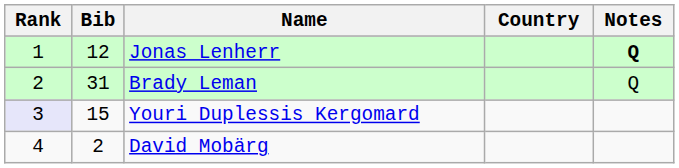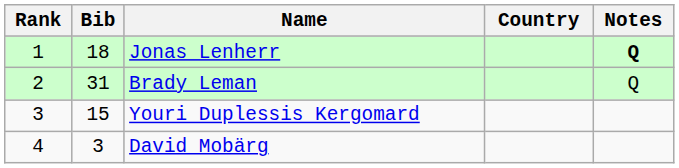(98, 52) 12 -> (98, 52) 18
(38, 115) lavender background -> (38, 115) no background
(98, 147) 2 -> (98, 147) 3
